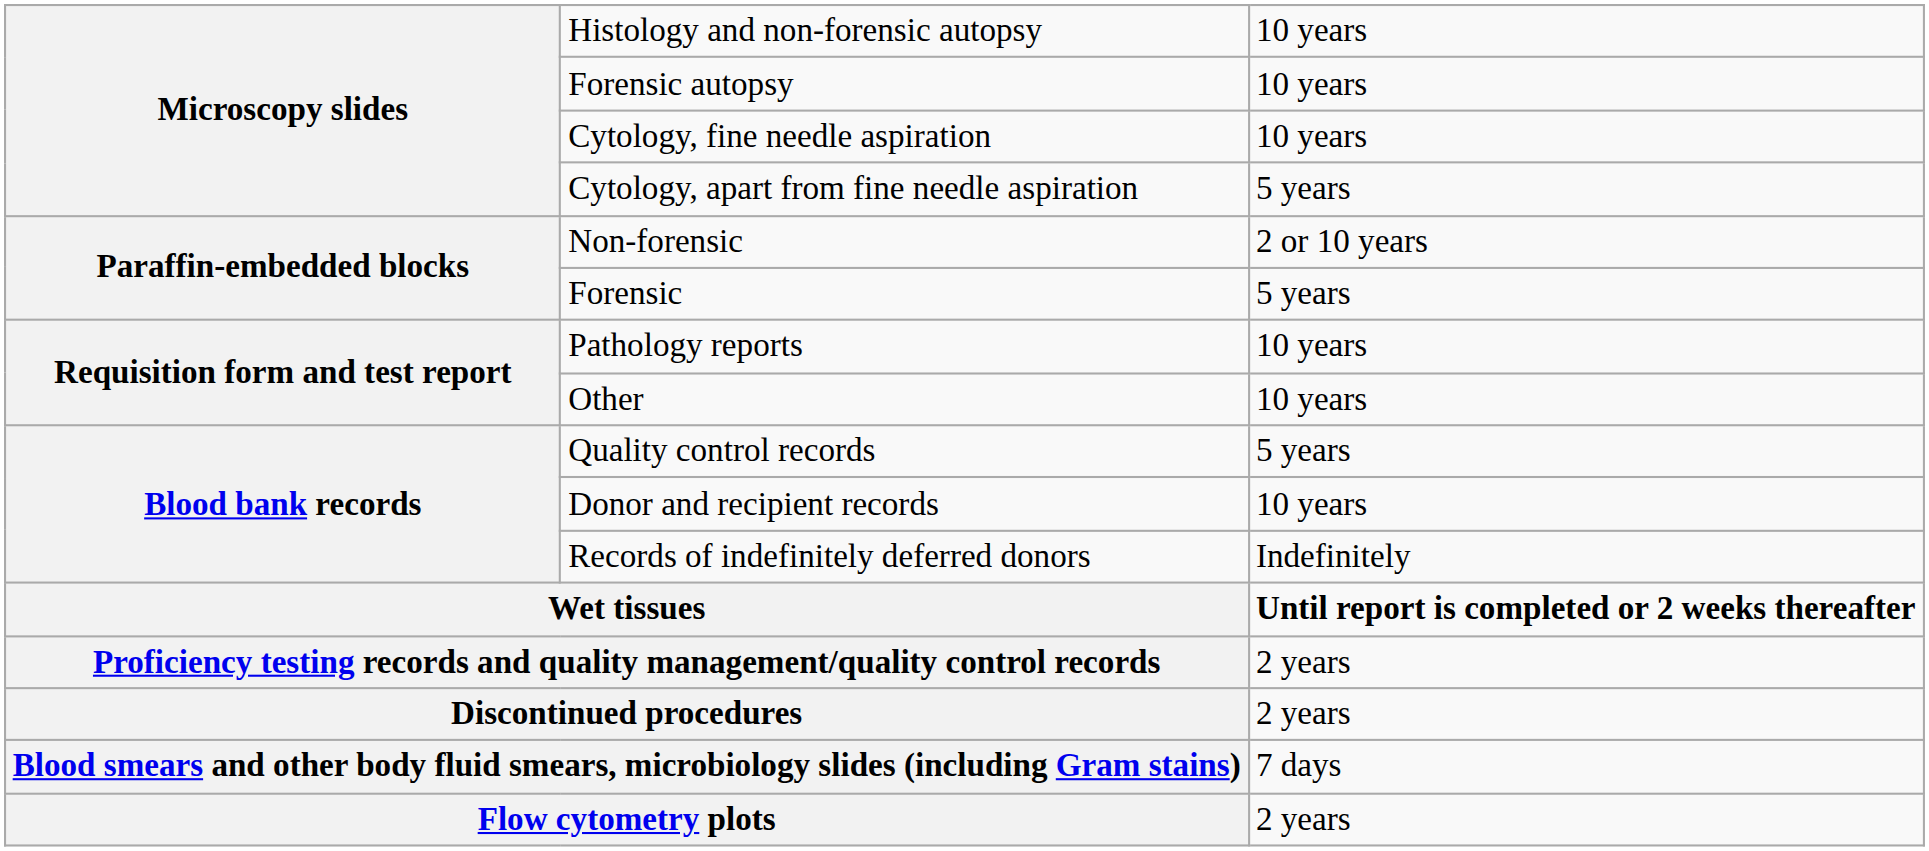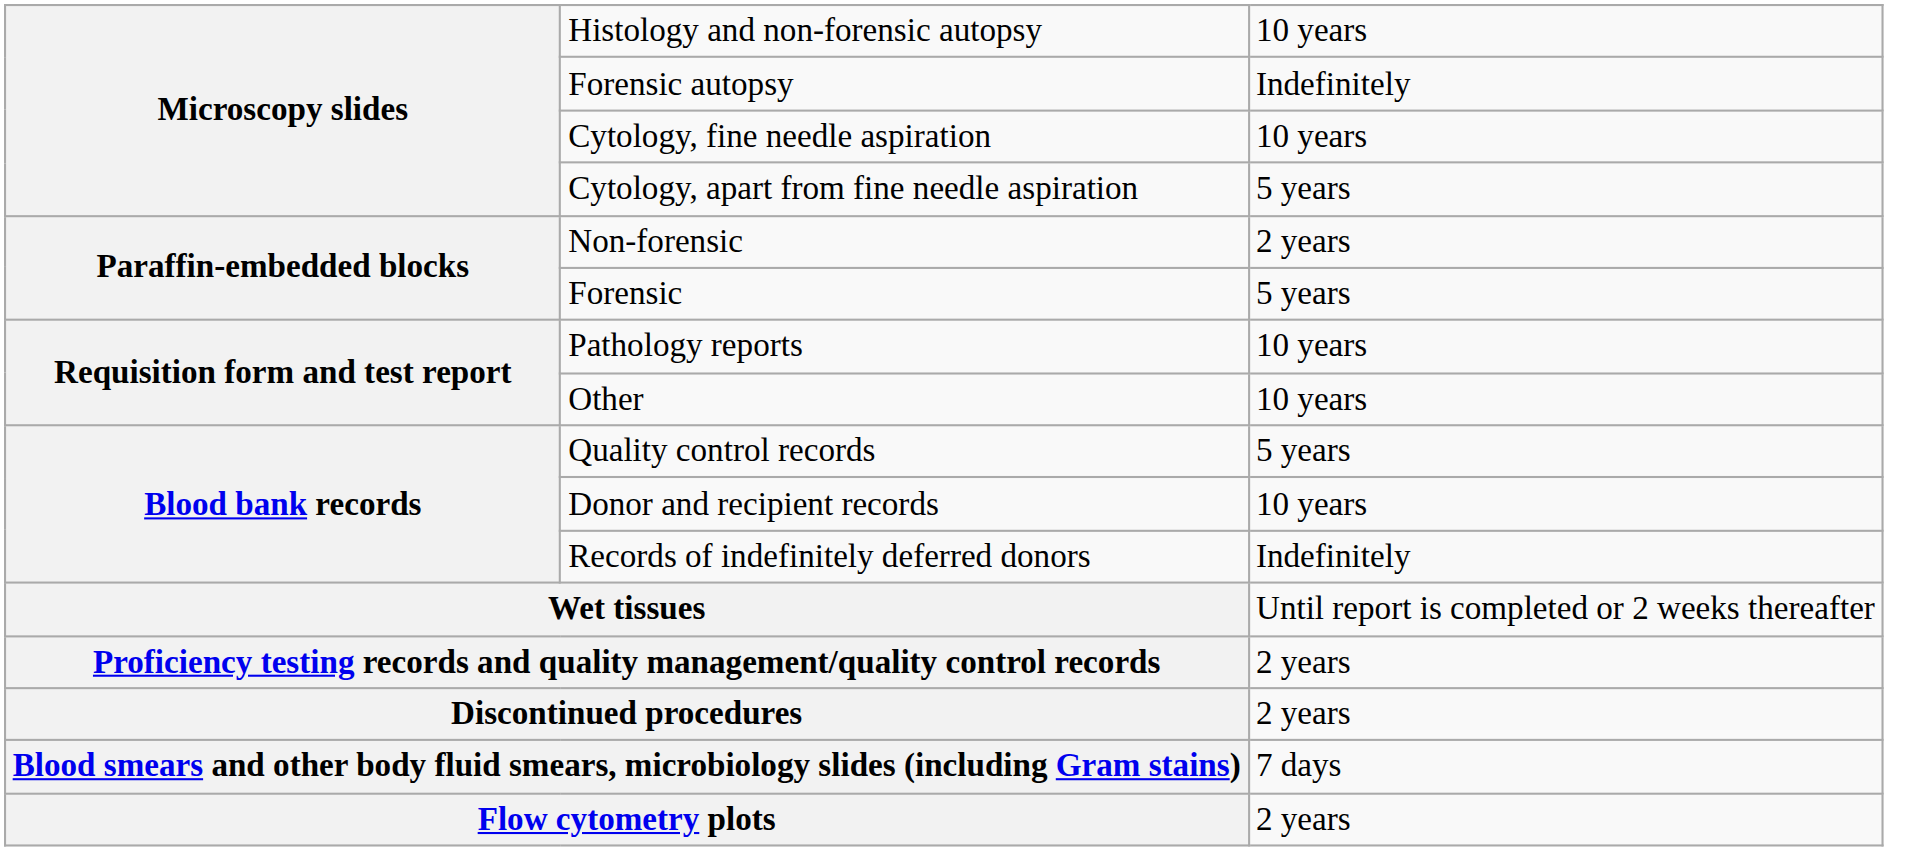(1312, 83) 10 years -> (1333, 83) Indefinitely
(1342, 240) 2 or 10 years -> (1303, 240) 2 years
(1586, 608) bold -> (1565, 608) normal
